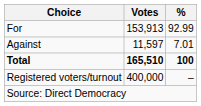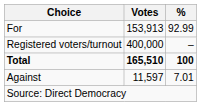rows swapped: (24, 45) <-> (64, 77)
